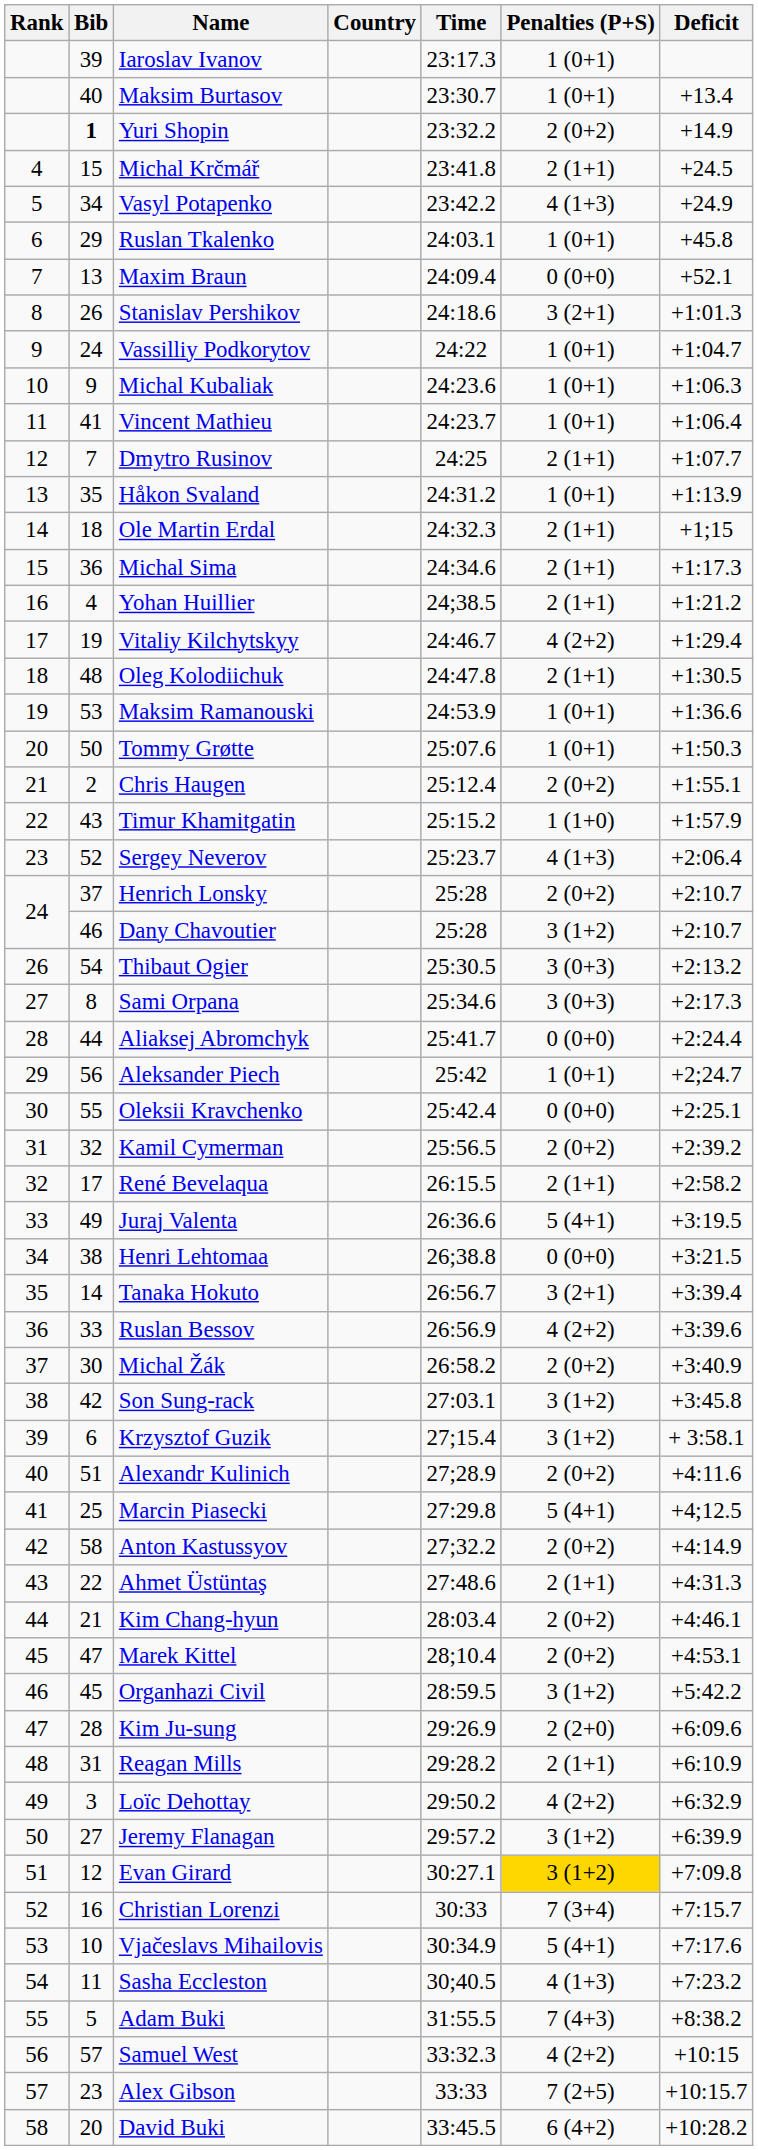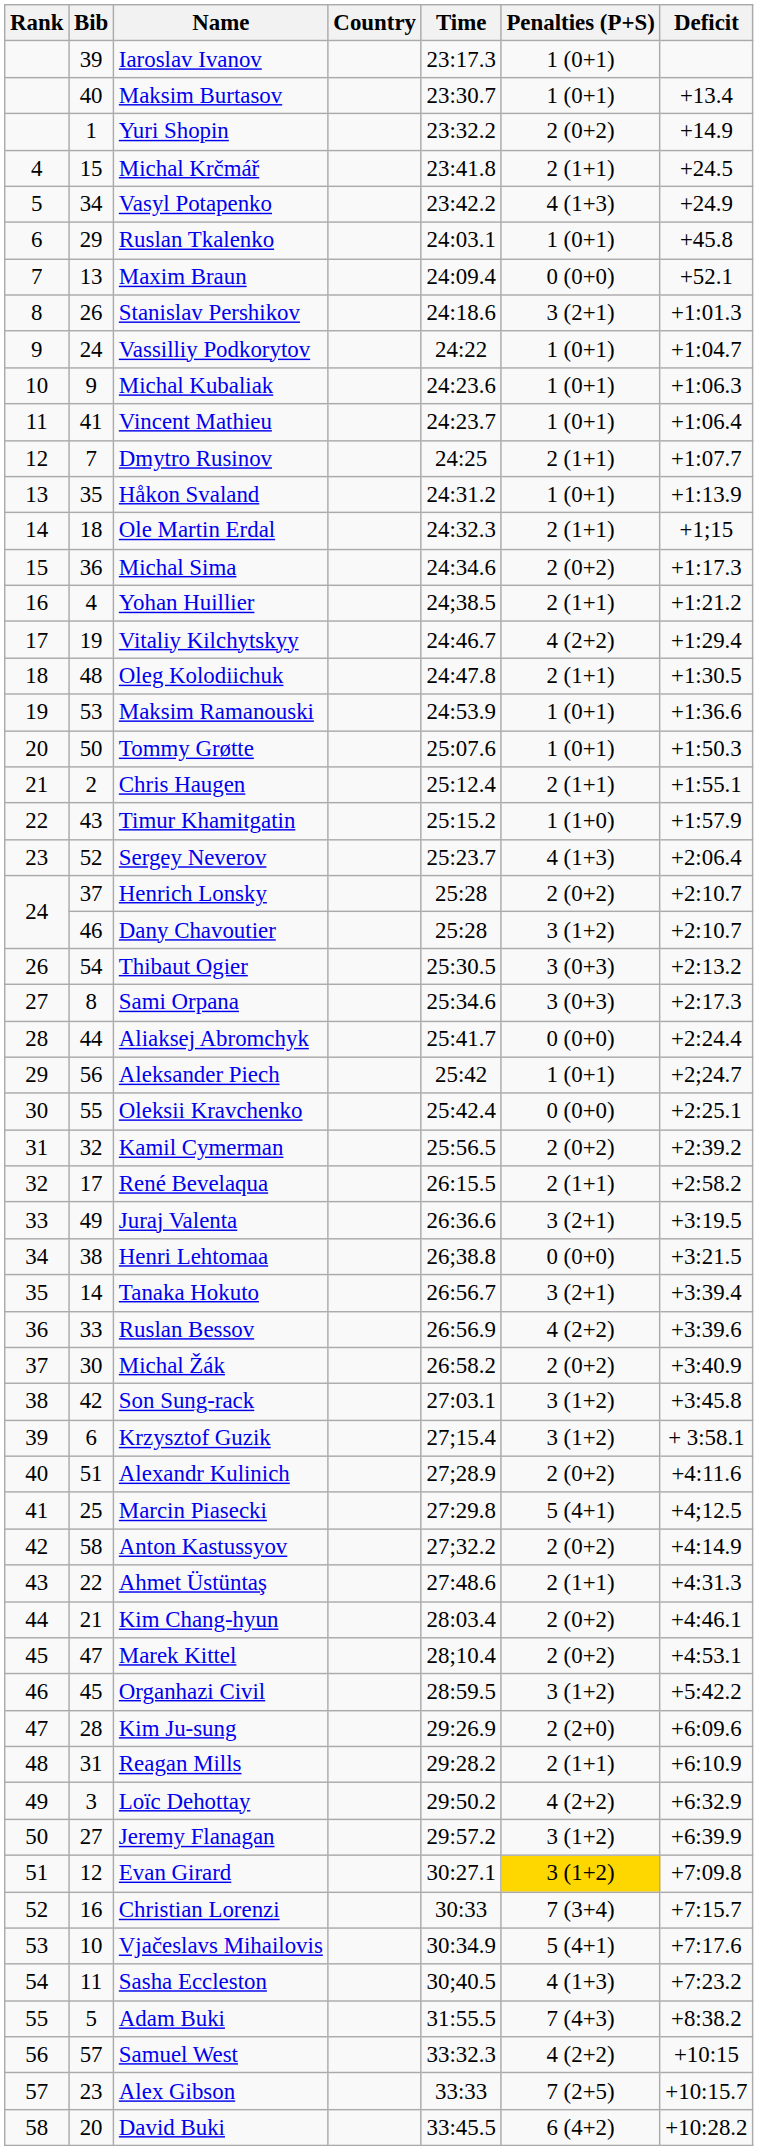(91, 131) bold -> (91, 131) normal
(581, 566) 2 (1+1) -> (581, 566) 2 (0+2)
(581, 784) 2 (0+2) -> (581, 784) 2 (1+1)
(581, 1220) 5 (4+1) -> (581, 1220) 3 (2+1)
